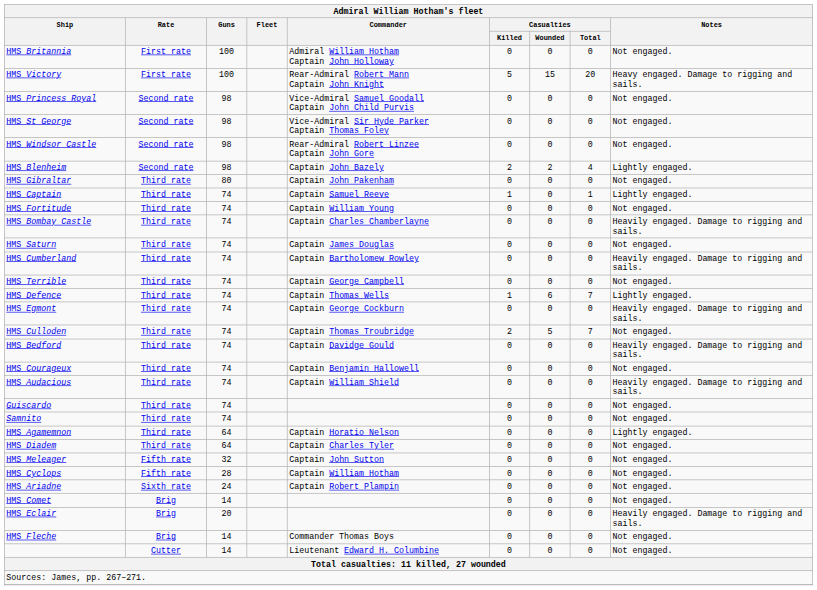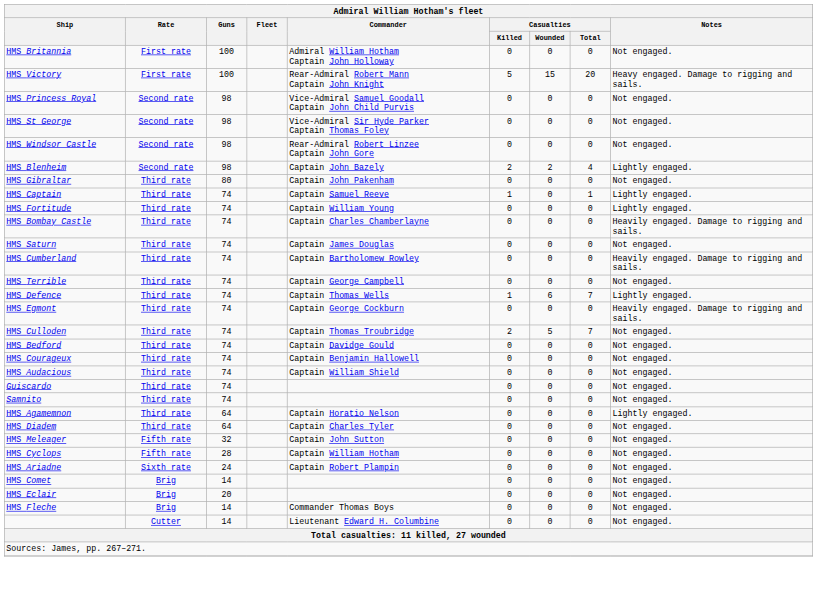(642, 208) Not engaged. -> (652, 208) Lightly engaged.
(707, 350) Heavily engaged. Damage to rigging and sails. -> (642, 346) Not engaged.
(707, 387) Heavily engaged. Damage to rigging and sails. -> (642, 373) Not engaged.
(707, 519) Heavily engaged. Damage to rigging and sails. -> (642, 495) Not engaged.
